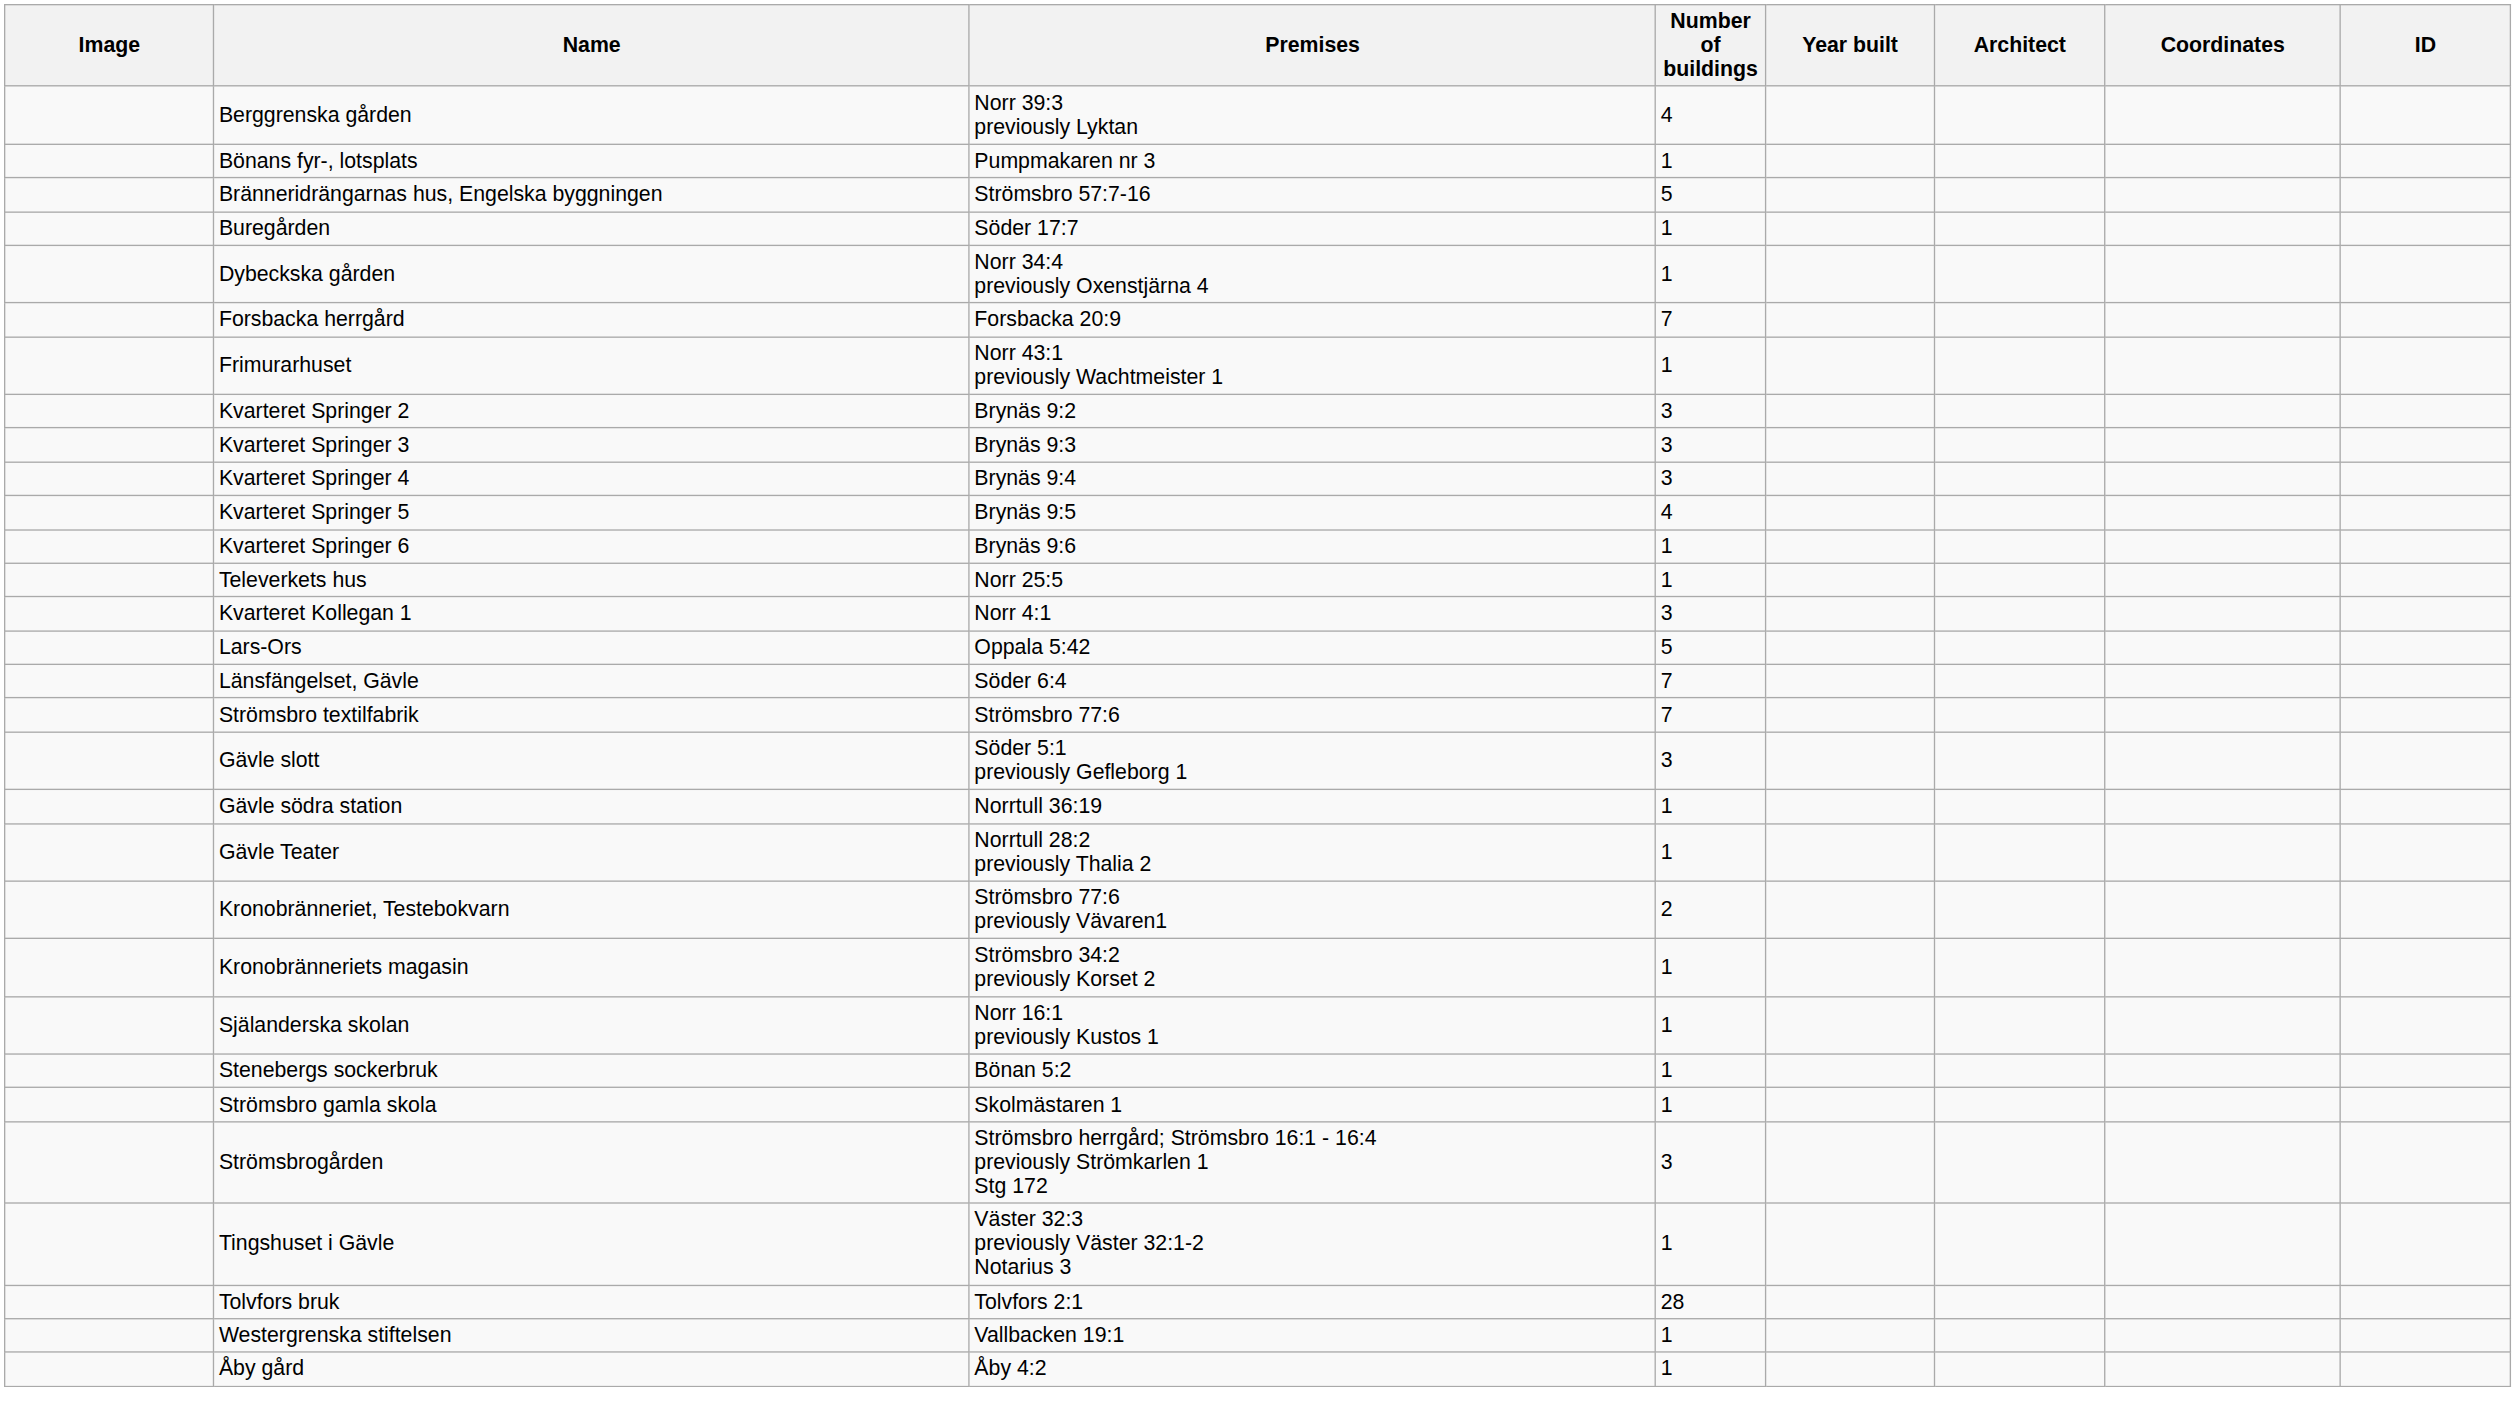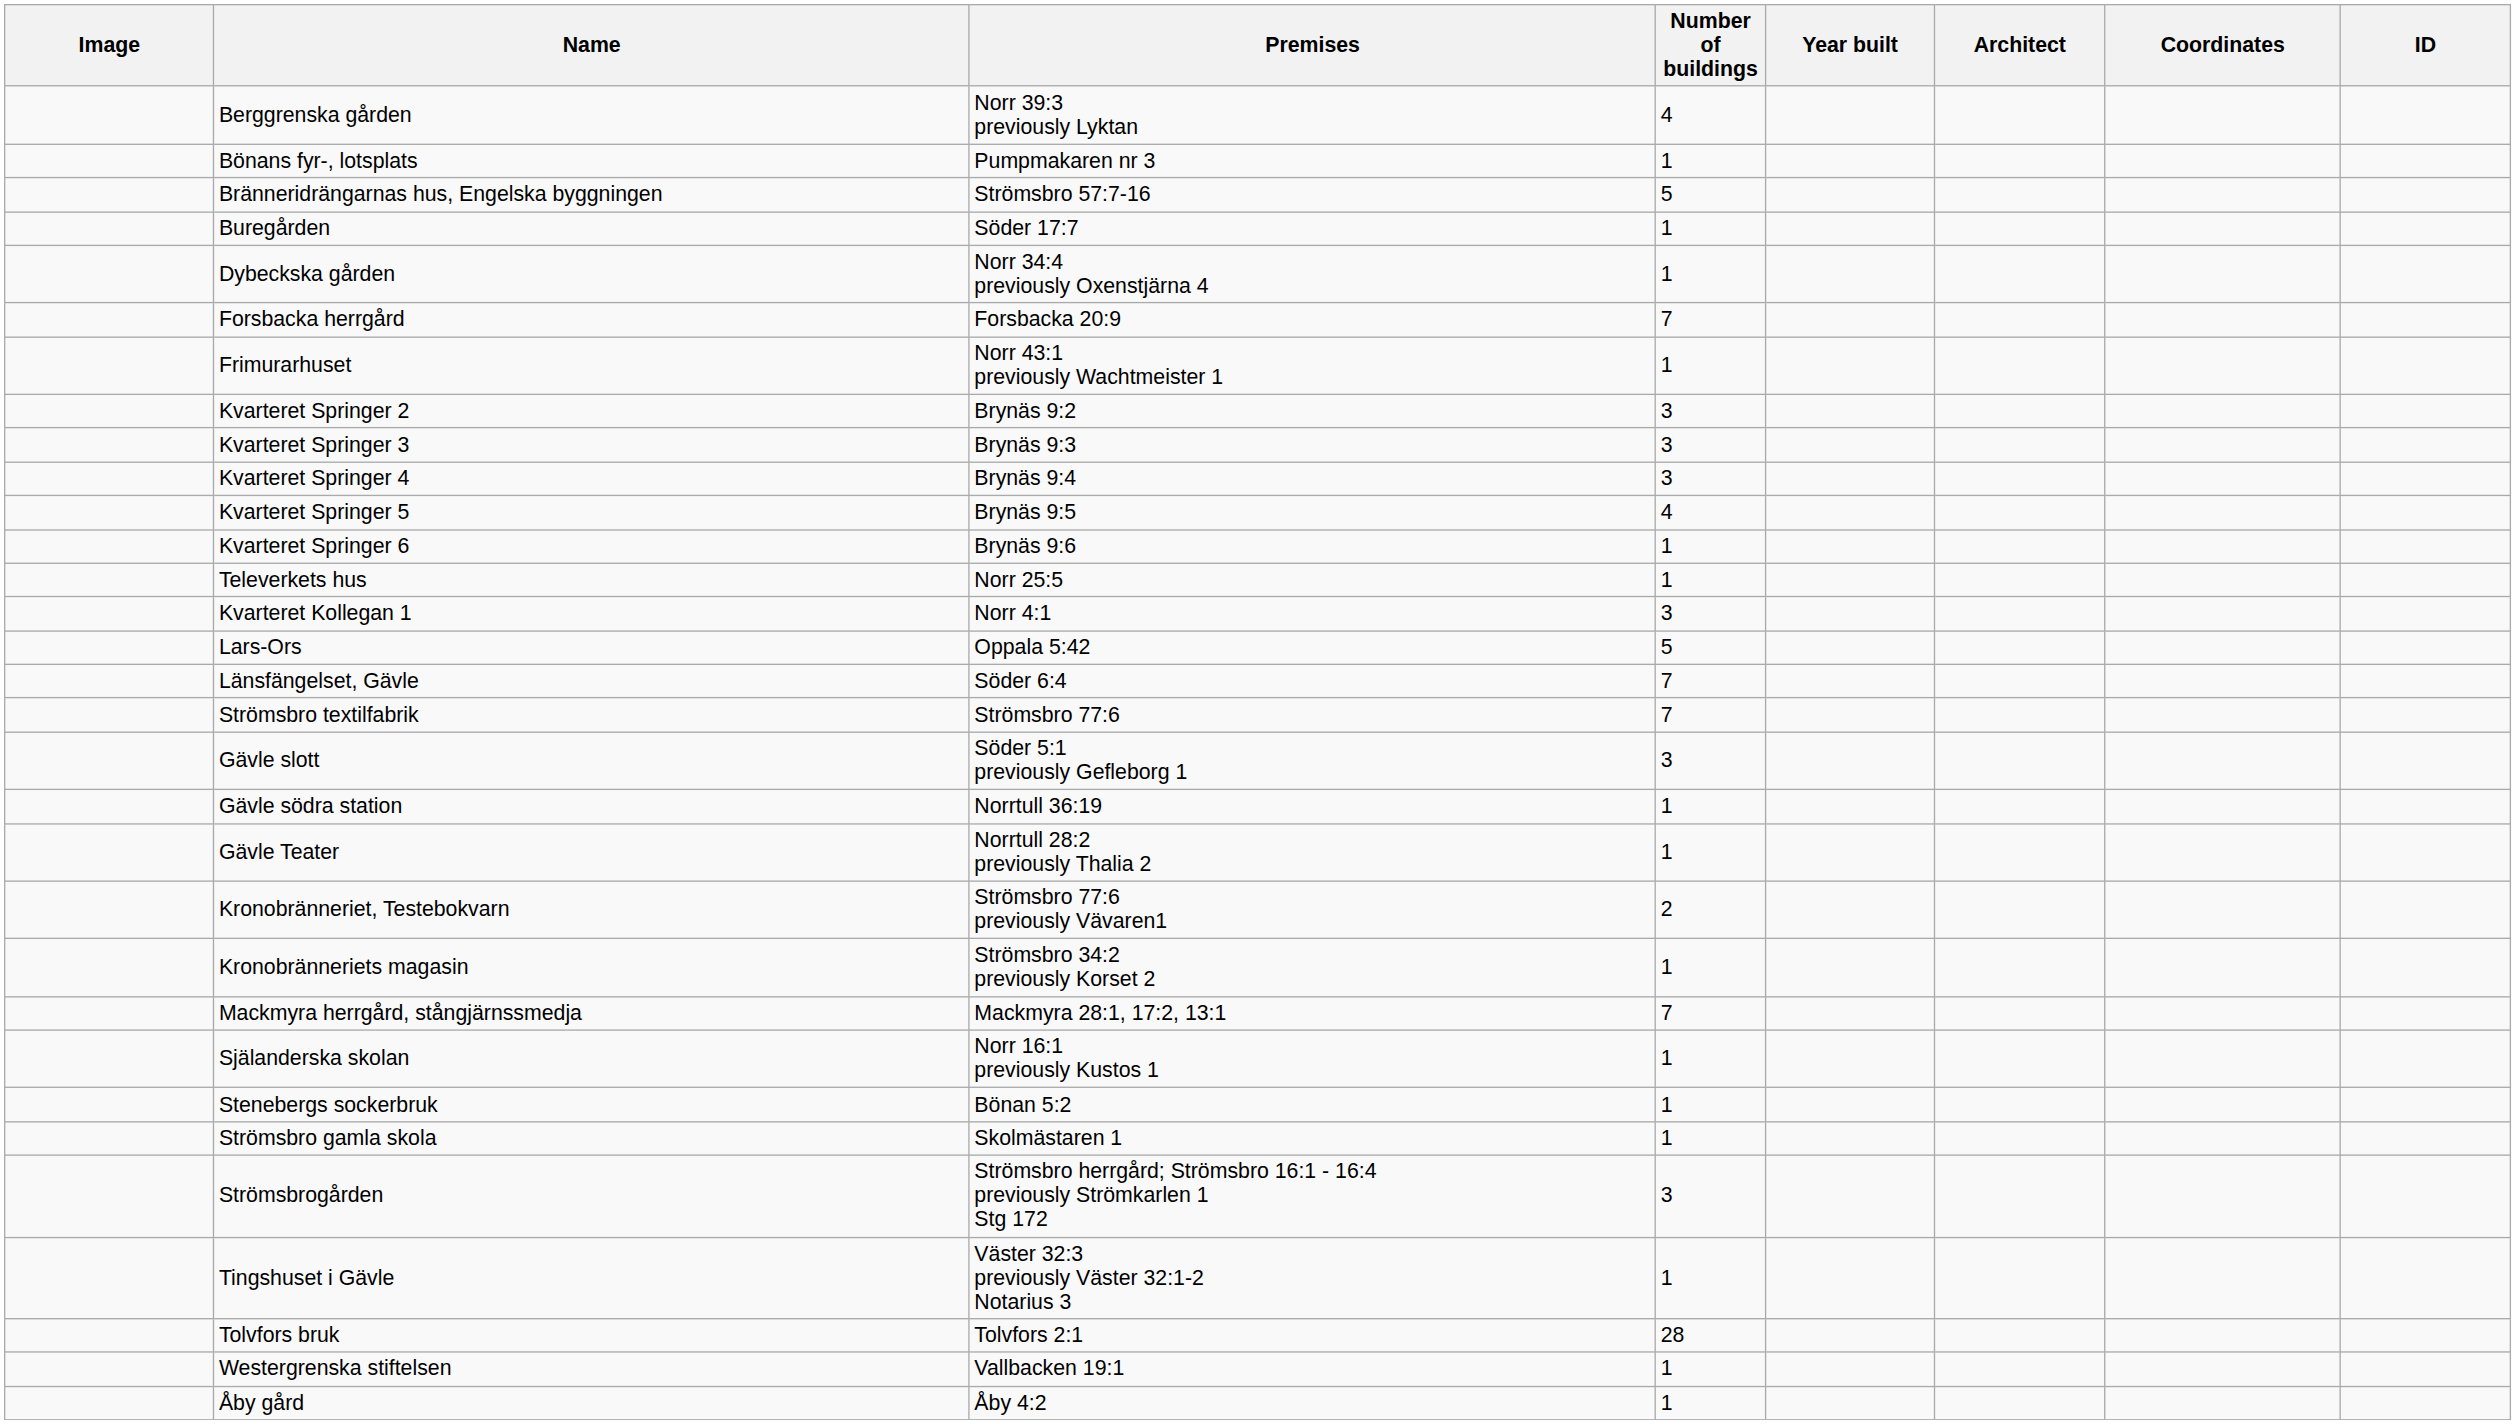+ row: (400, 1013)
